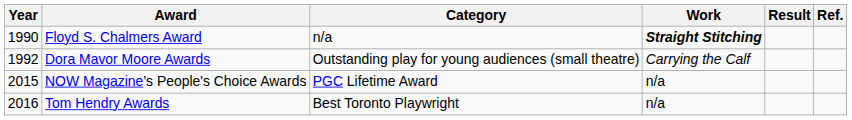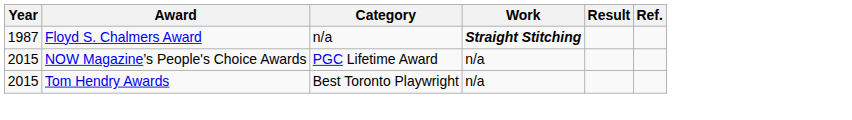(23, 37) 1990 -> (23, 37) 1987
- row: (128, 59)
(23, 103) 2016 -> (23, 81) 2015
